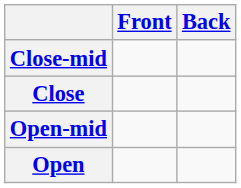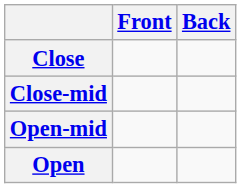rows swapped: (58, 93) <-> (58, 57)
